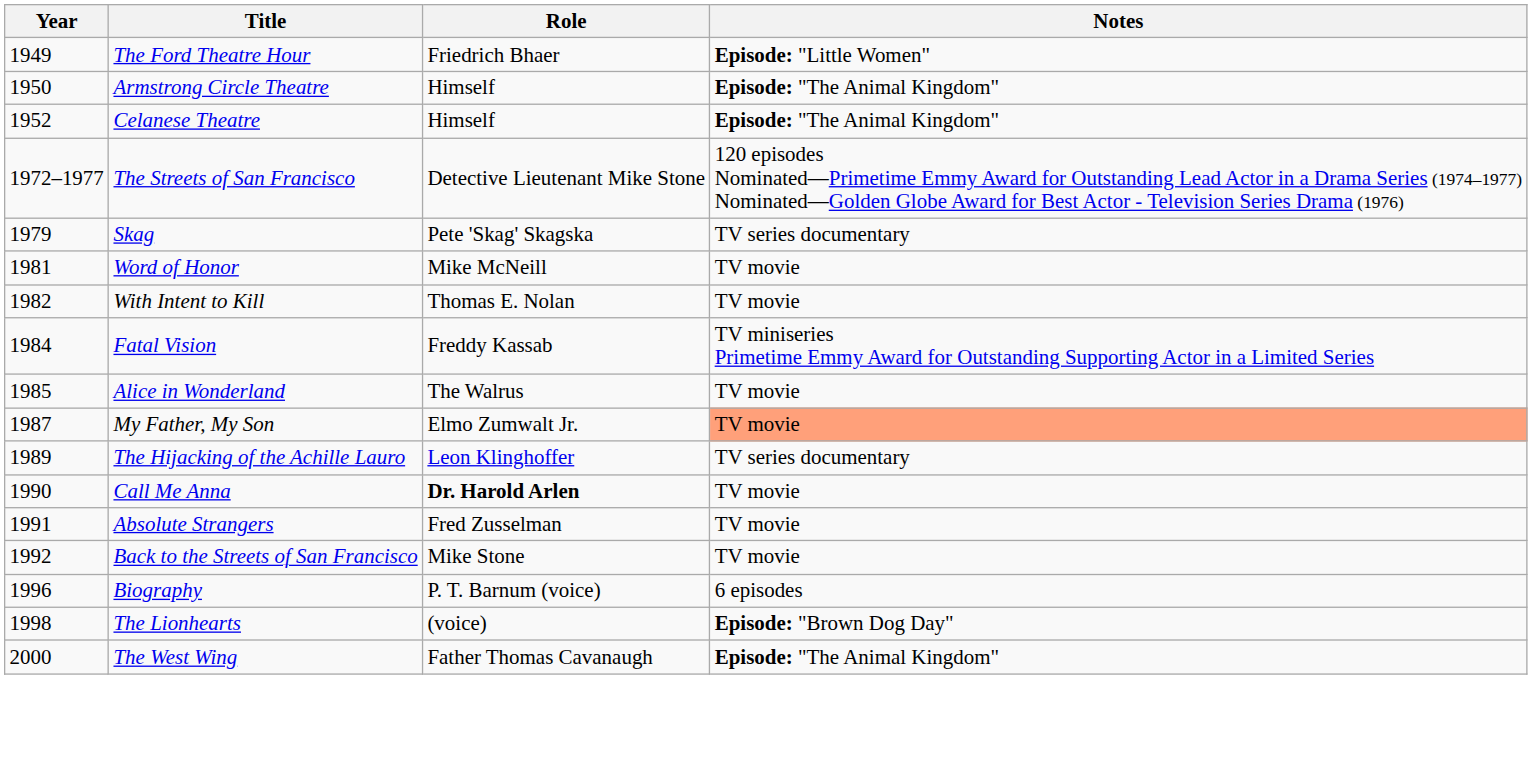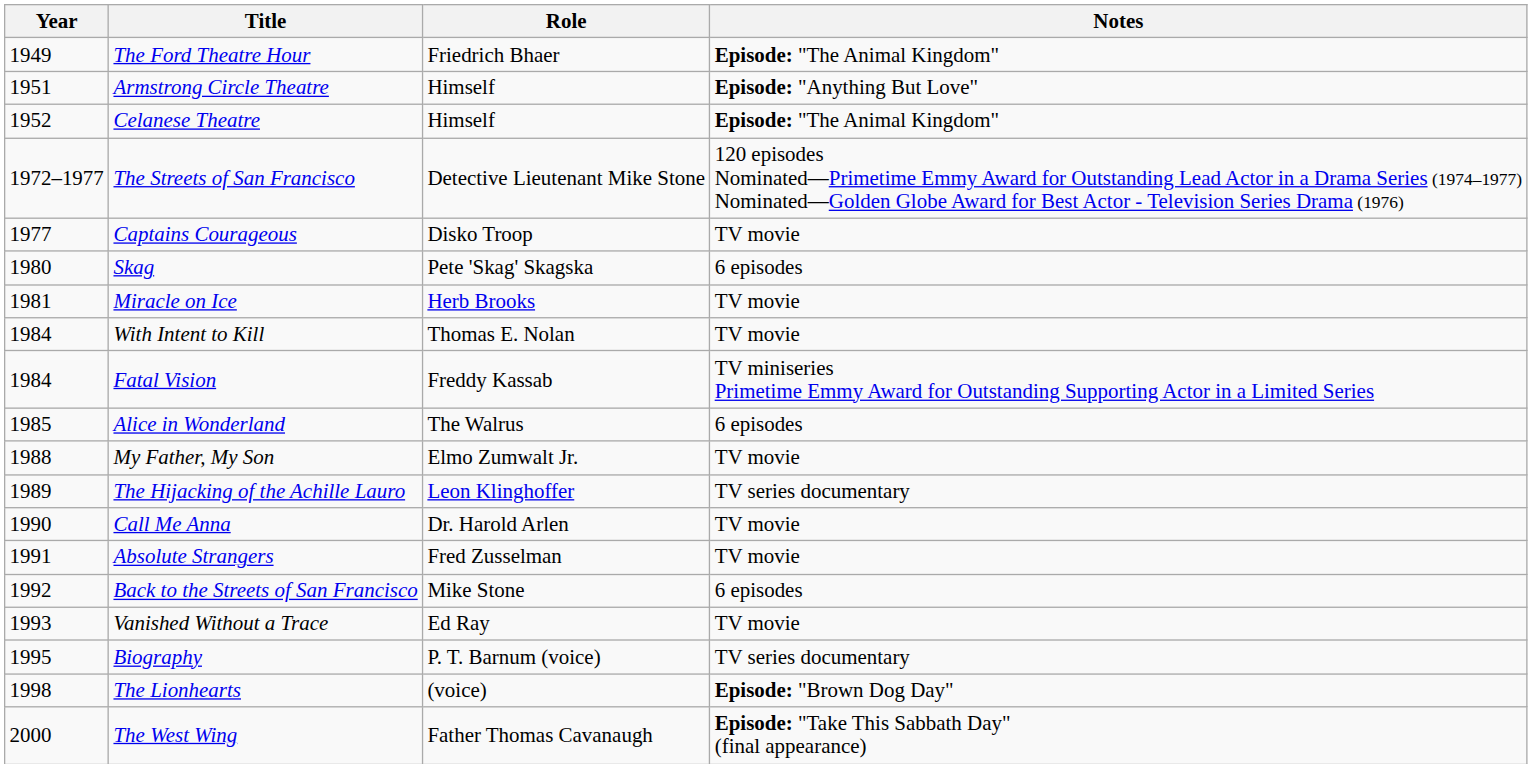(822, 54) Episode: "Little Women" -> (857, 54) Episode: "The Animal Kingdom"
(30, 87) 1950 -> (30, 87) 1951
(857, 87) Episode: "The Animal Kingdom" -> (846, 87) Episode: "Anything But Love"
+ row: (205, 234)
(30, 234) 1979 -> (30, 267) 1980
(812, 234) TV series documentary -> (759, 267) 6 episodes
- row: (176, 267)
+ row: (175, 300)
(30, 300) 1982 -> (30, 334) 1984
(757, 391) TV movie -> (759, 424) 6 episodes
(30, 424) 1987 -> (30, 457) 1988
(757, 424) lightsalmon background -> (757, 457) no background
(503, 490) bold -> (498, 523) normal
(757, 557) TV movie -> (759, 590) 6 episodes
+ row: (221, 623)
(30, 590) 1996 -> (30, 656) 1995
(759, 590) 6 episodes -> (812, 656) TV series documentary
(857, 656) Episode: "The Animal Kingdom" -> (863, 735) Episode: "Take This Sabbath Day" (final appearance)
